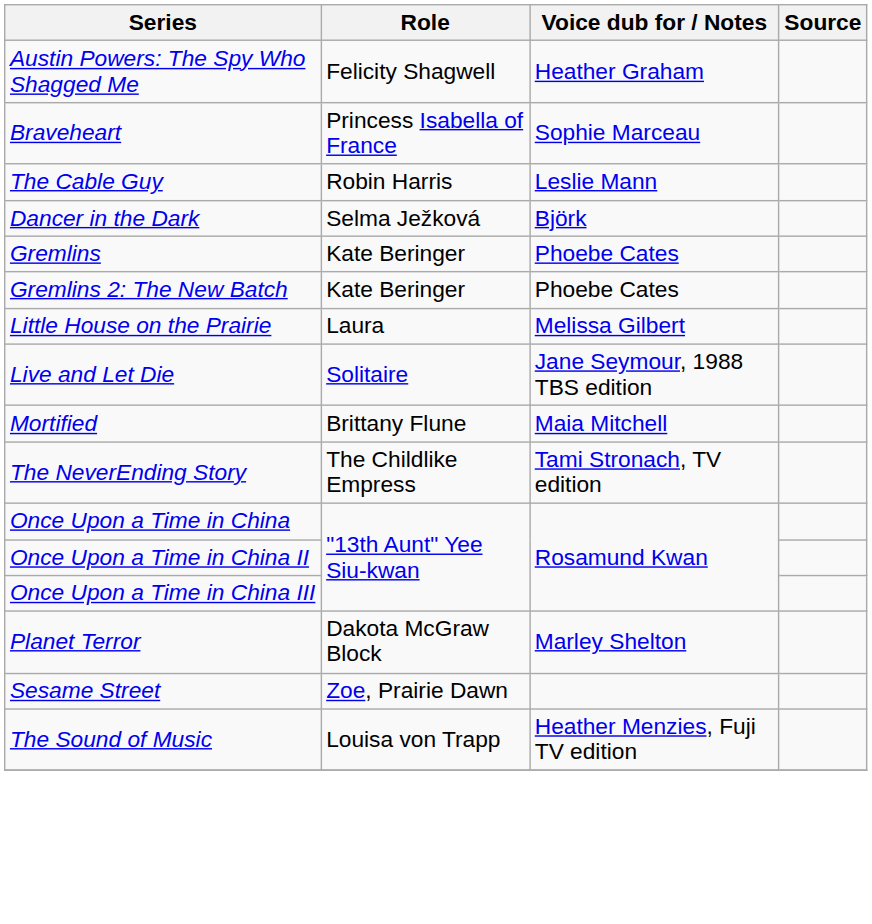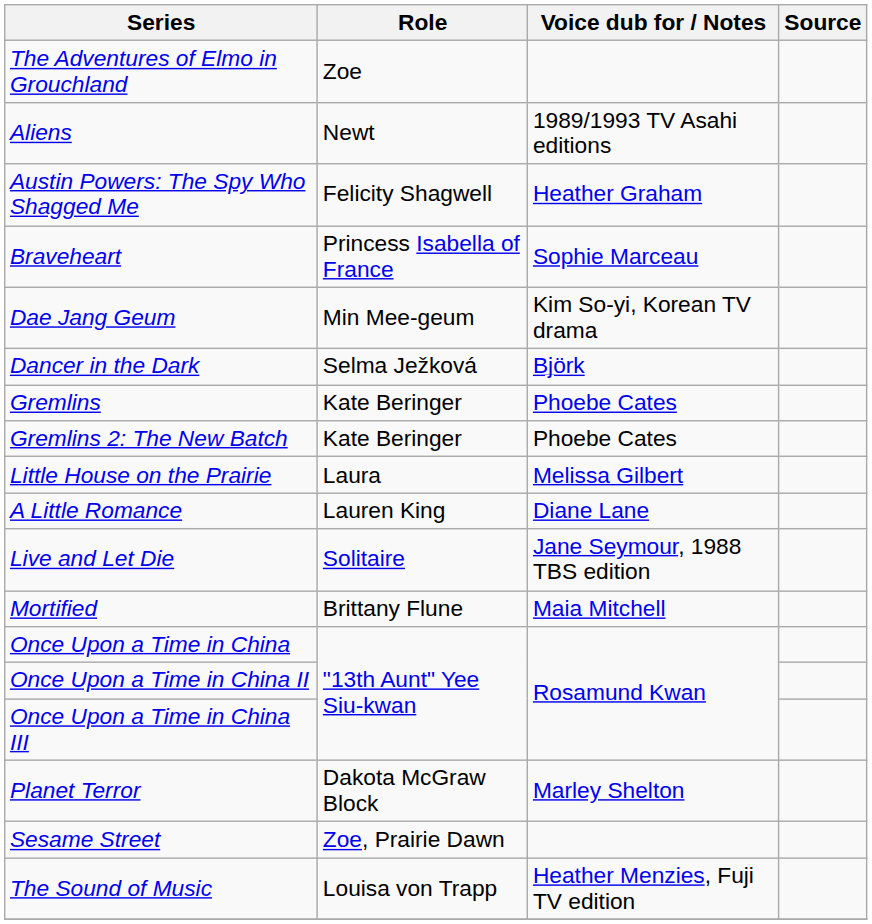+ row: (143, 71)
+ row: (41, 132)
- row: (86, 181)
+ row: (93, 317)
+ row: (96, 510)
- row: (128, 472)
